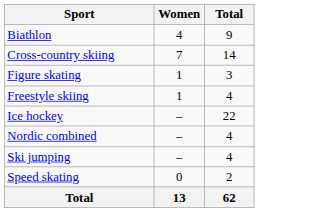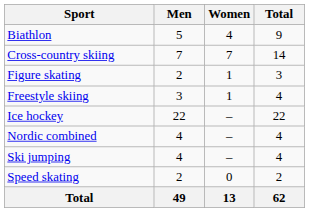+ column: (179, 14)
